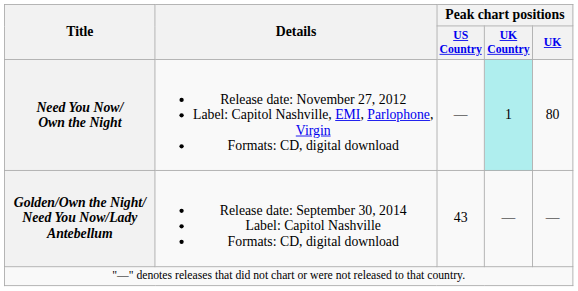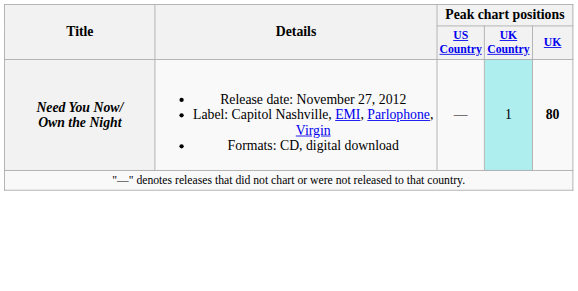(553, 115) normal -> (553, 115) bold
- row: (80, 218)
